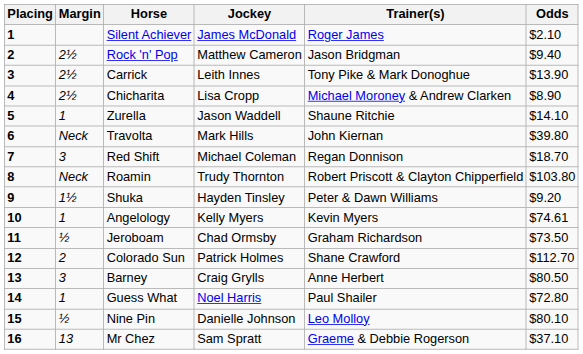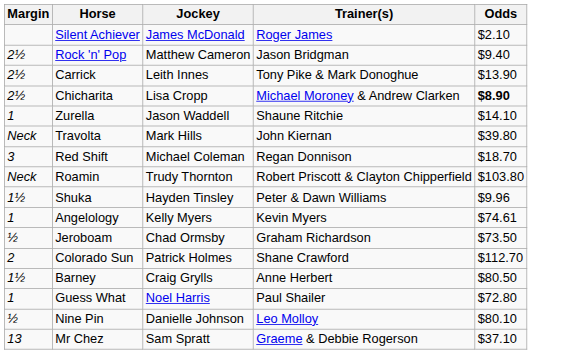- column: (30, 14)
(545, 95) normal -> (494, 95) bold
(545, 197) $9.20 -> (494, 197) $9.96
(62, 278) 3 -> (16, 278) 1½
